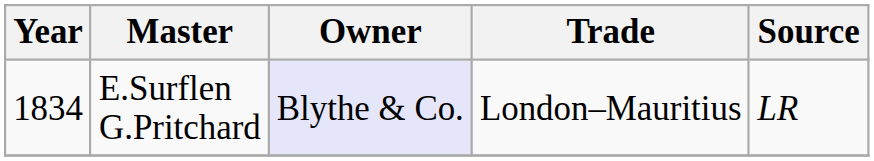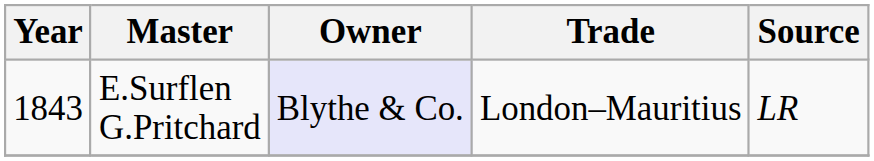(48, 107) 1834 -> (48, 107) 1843
